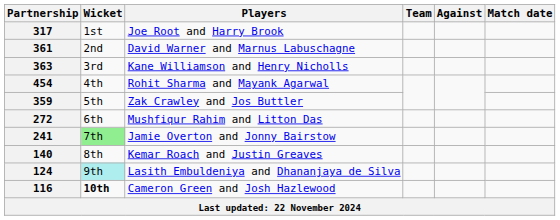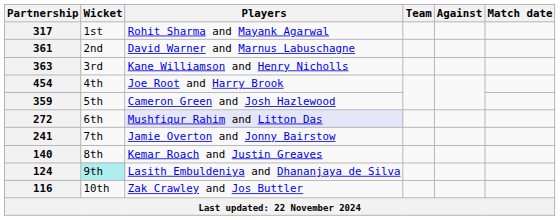(206, 31) Joe Root and Harry Brook -> (228, 31) Rohit Sharma and Mayank Agarwal
(228, 84) Rohit Sharma and Mayank Agarwal -> (206, 84) Joe Root and Harry Brook
(215, 101) Zak Crawley and Jos Buttler -> (232, 101) Cameron Green and Josh Hazlewood
(225, 119) no background -> (225, 119) lavender background
(93, 136) lightgreen background -> (93, 136) no background
(97, 189) bold -> (97, 189) normal
(232, 189) Cameron Green and Josh Hazlewood -> (215, 189) Zak Crawley and Jos Buttler
